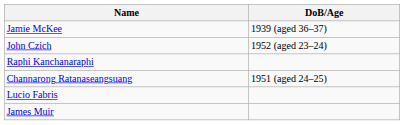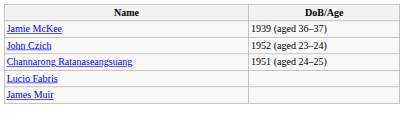- row: (50, 62)
